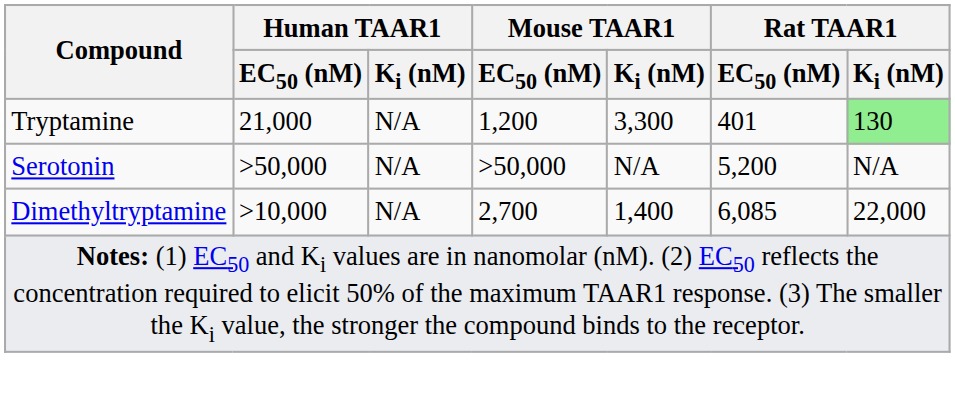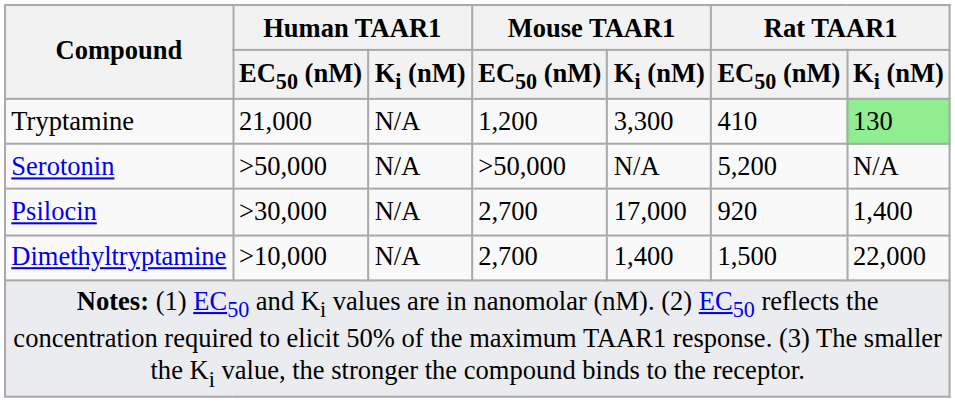(737, 120) 401 -> (737, 120) 410
+ row: (54, 211)
(747, 211) 6,085 -> (747, 256) 1,500
